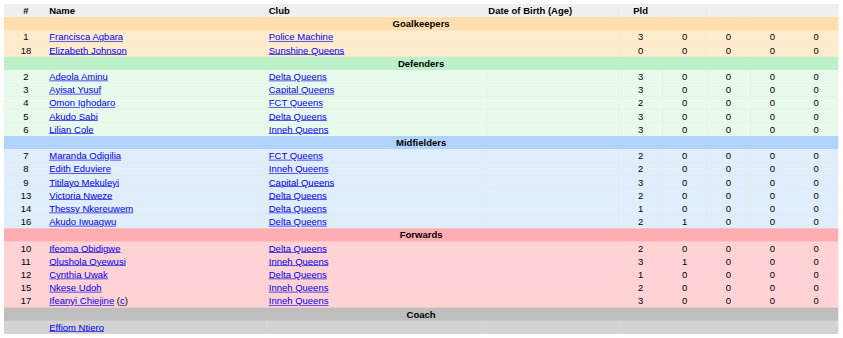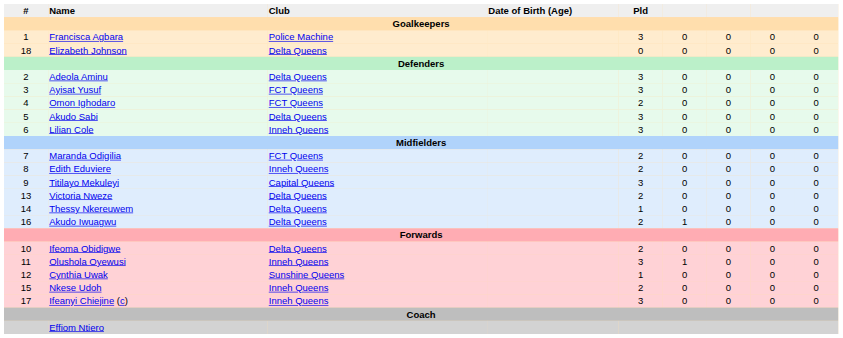(307, 50) Sunshine Queens -> (298, 50) Delta Queens
(302, 90) Capital Queens -> (296, 90) FCT Queens
(298, 275) Delta Queens -> (307, 275) Sunshine Queens
